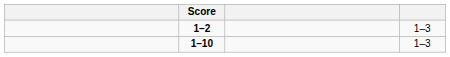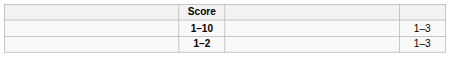rows swapped: (202, 28) <-> (202, 44)
